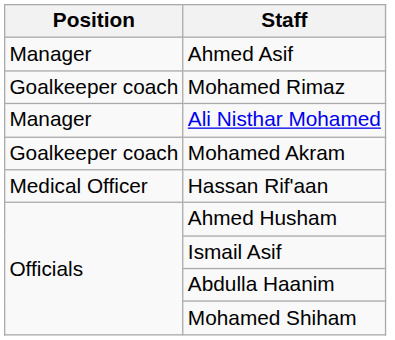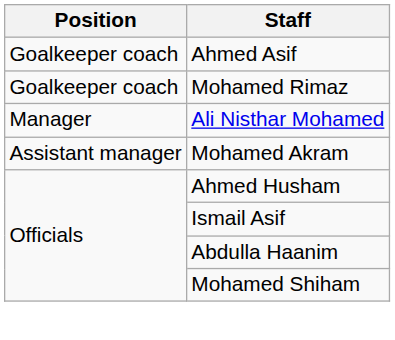(50, 53) Manager -> (94, 53) Goalkeeper coach
(94, 152) Goalkeeper coach -> (96, 152) Assistant manager
- row: (258, 185)
